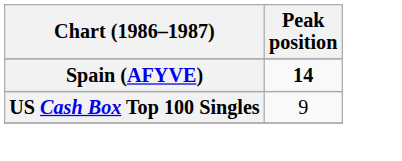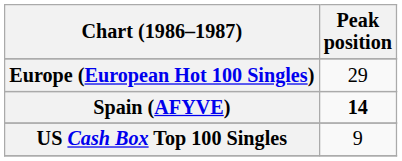+ row: (162, 75)
